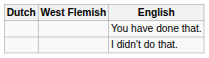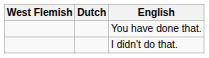columns swapped: (21, 12) <-> (73, 12)
